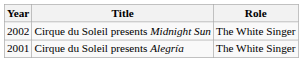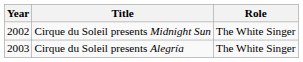(18, 48) 2001 -> (18, 48) 2003
